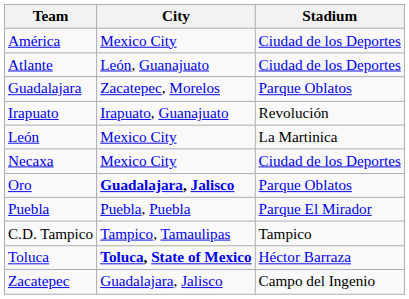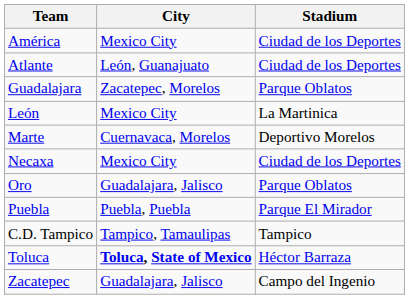- row: (33, 112)
+ row: (26, 137)
(167, 185) bold -> (161, 185) normal
